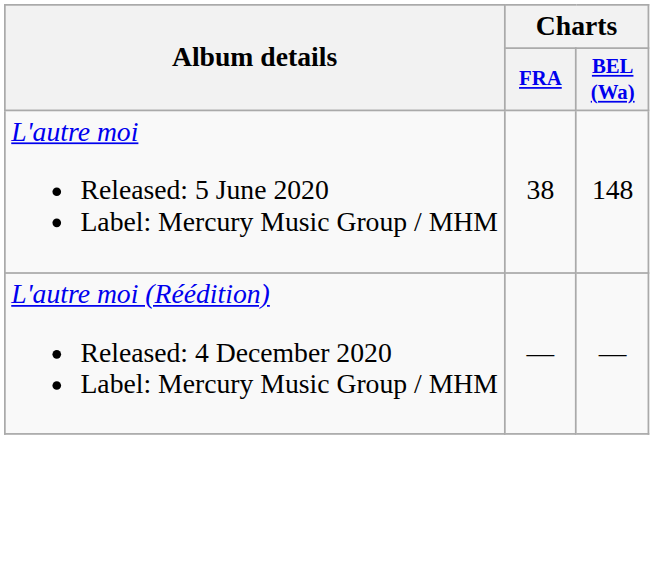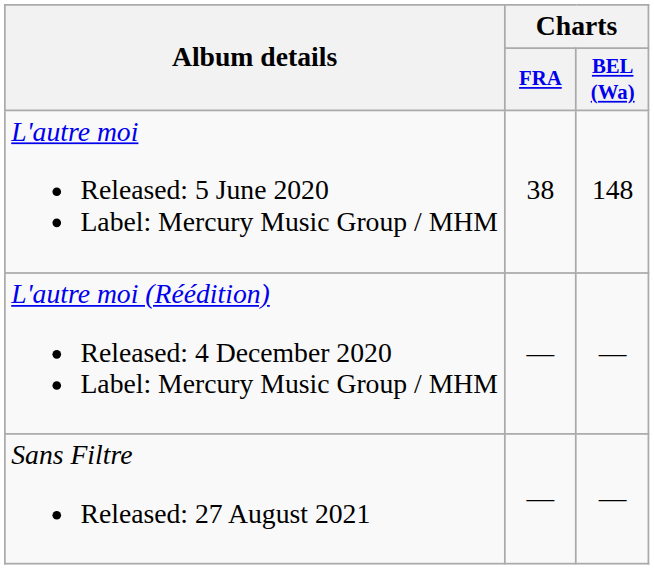+ row: (255, 485)
